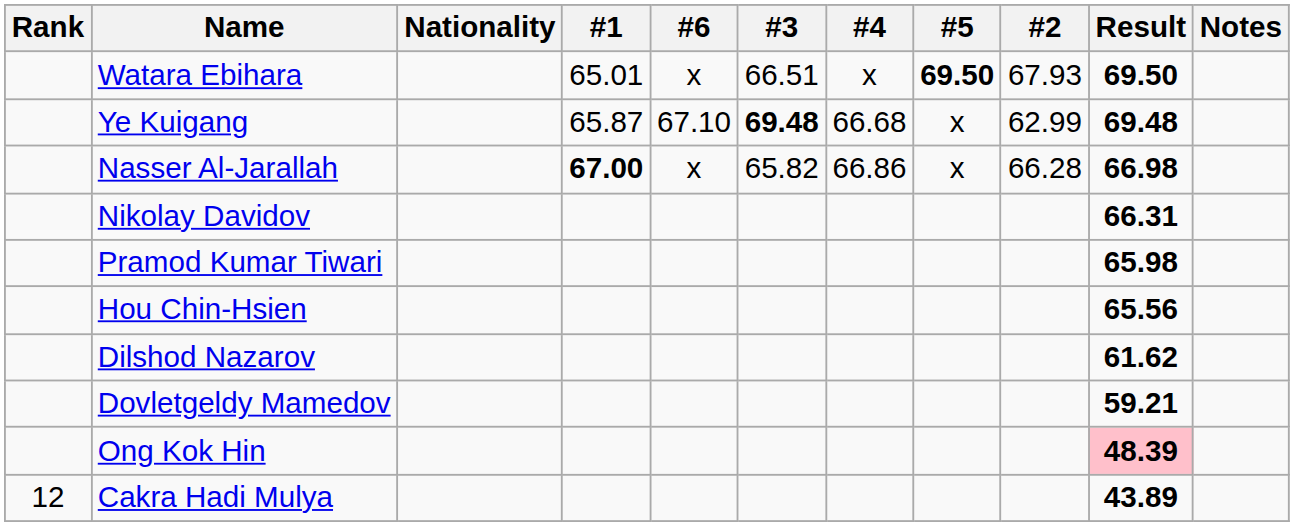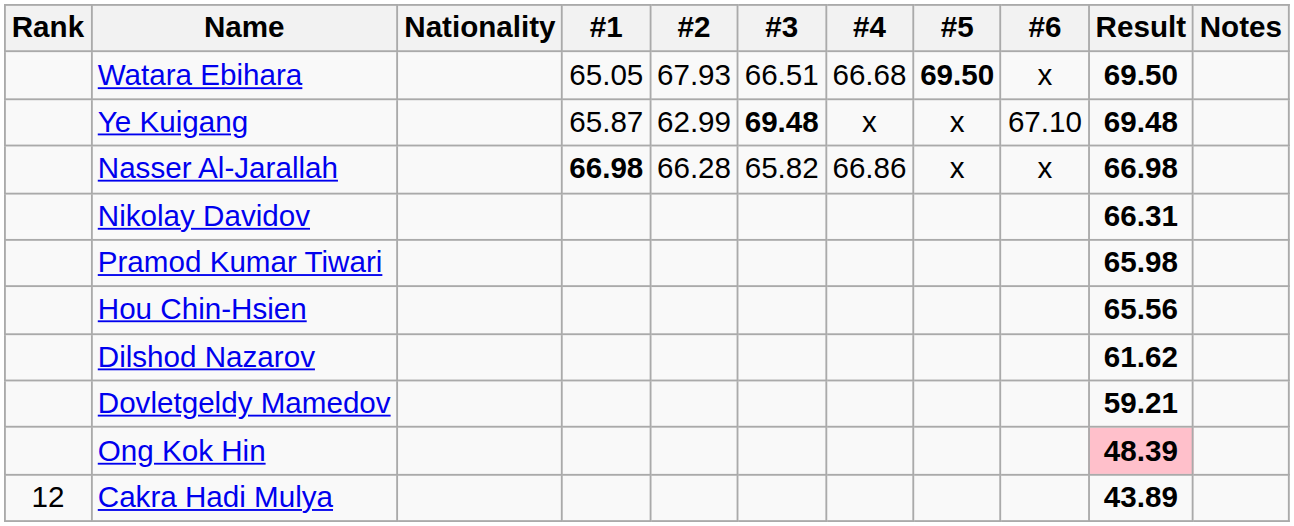columns swapped: (1045, 27) <-> (694, 27)
(606, 74) 65.01 -> (606, 74) 65.05
(869, 74) x -> (869, 74) 66.68
(869, 121) 66.68 -> (869, 121) x
(606, 168) 67.00 -> (606, 168) 66.98
